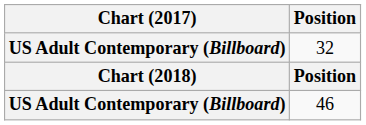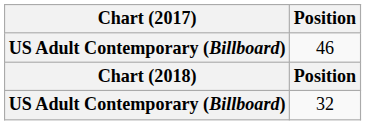rows swapped: (325, 47) <-> (325, 104)
